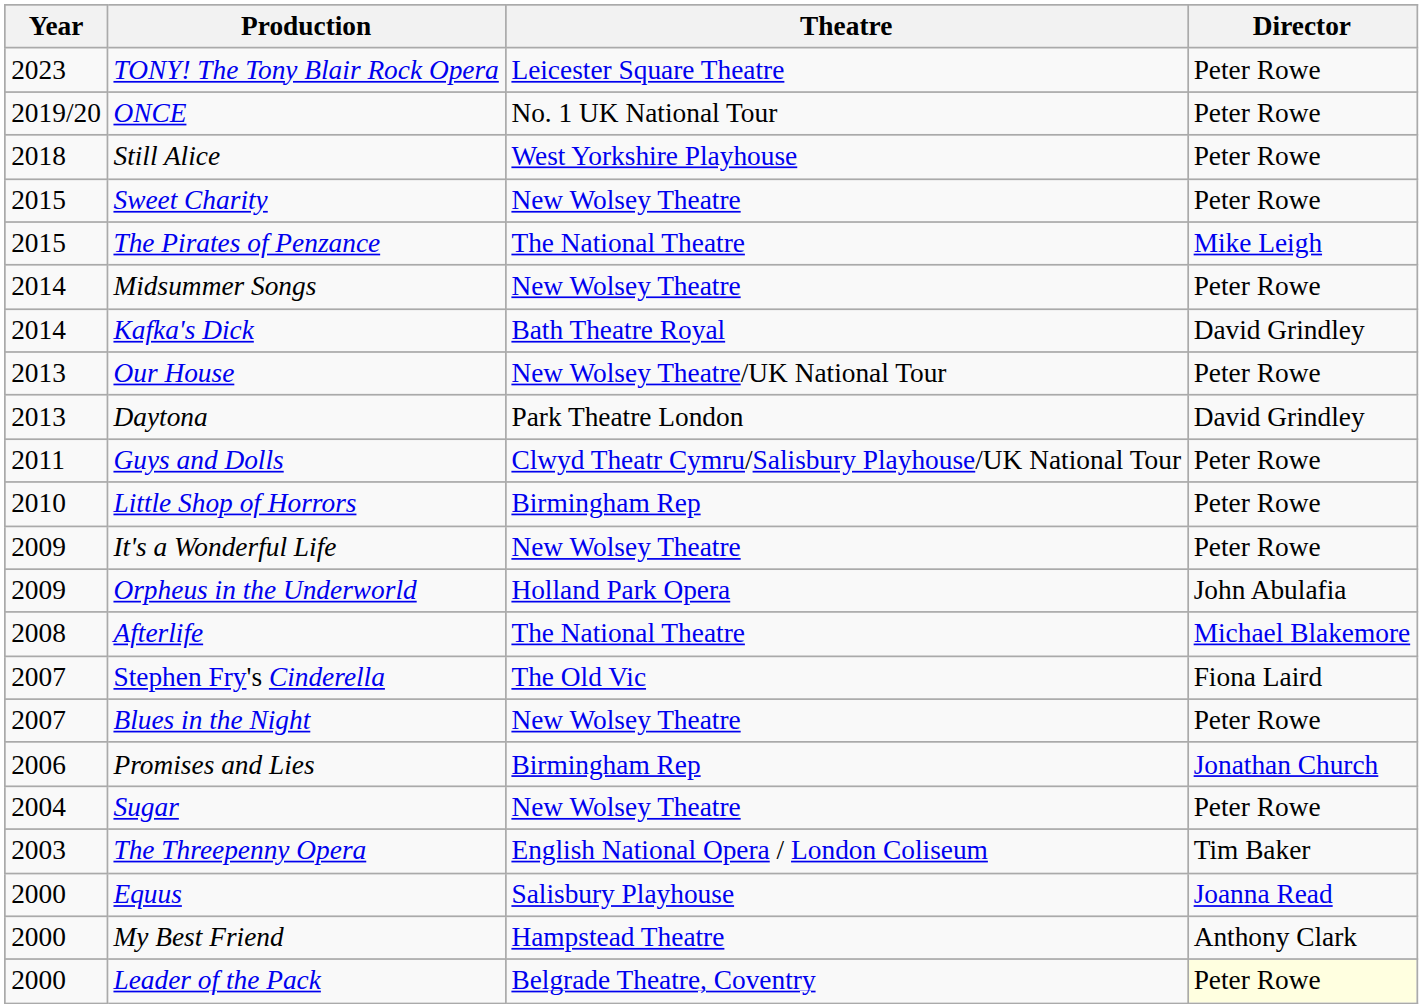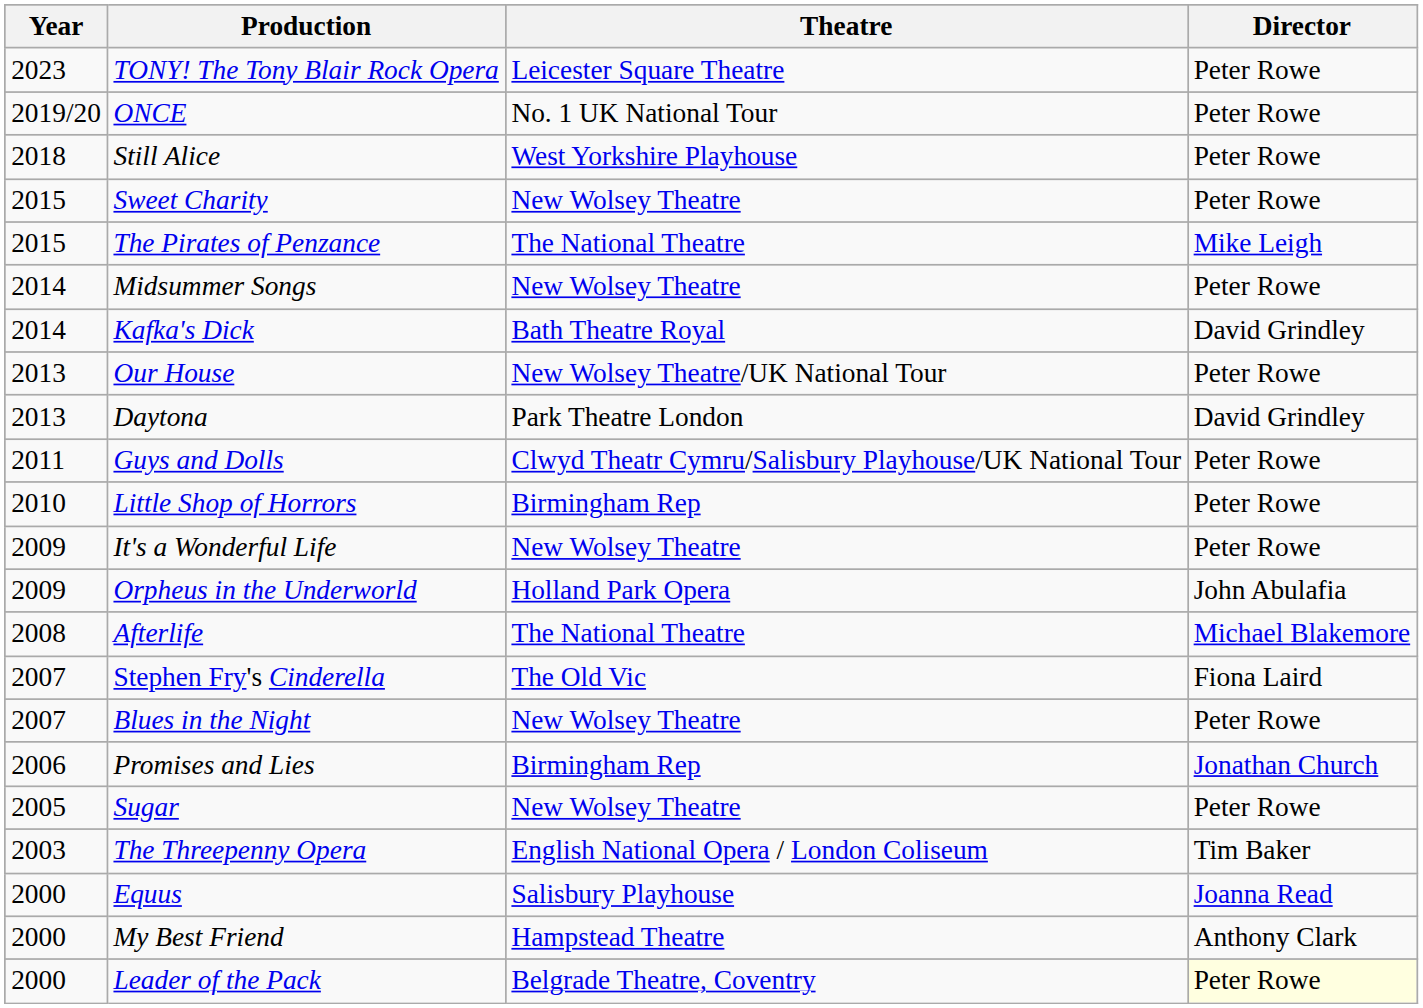(39, 807) 2004 -> (39, 807) 2005
